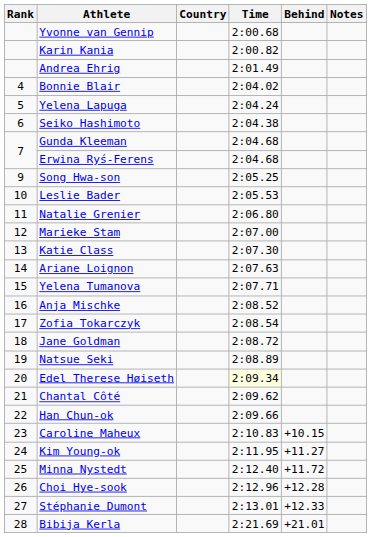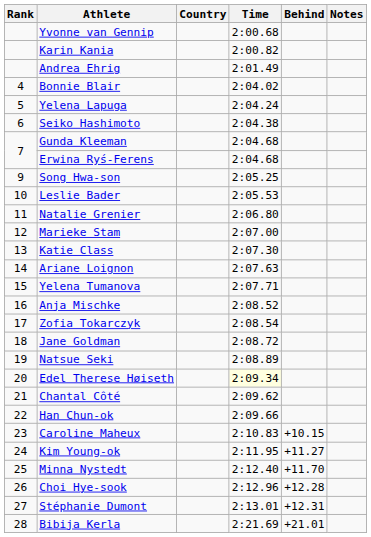(304, 469) +11.72 -> (304, 469) +11.70
(304, 506) +12.33 -> (304, 506) +12.31
